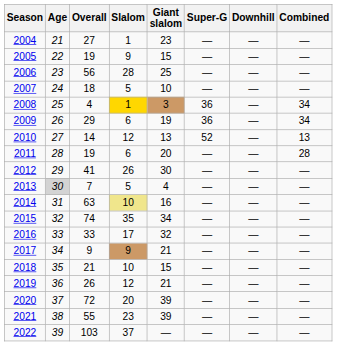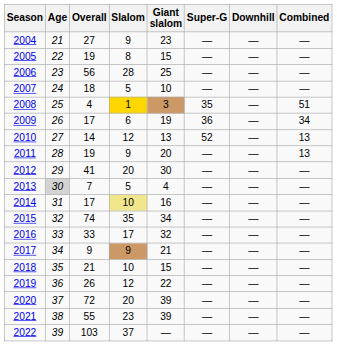(128, 40) 1 -> (128, 40) 9
(128, 56) 9 -> (128, 56) 8
(207, 105) 36 -> (207, 105) 35
(304, 105) 34 -> (304, 105) 51
(89, 121) 29 -> (89, 121) 17
(128, 154) 6 -> (128, 154) 9
(304, 154) 28 -> (304, 154) 13
(128, 170) 26 -> (128, 170) 20
(89, 202) 63 -> (89, 202) 17
(166, 283) 21 -> (166, 283) 22
